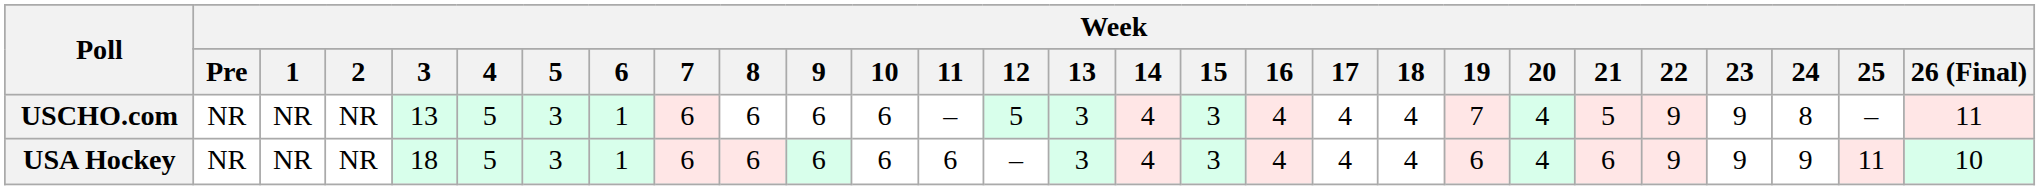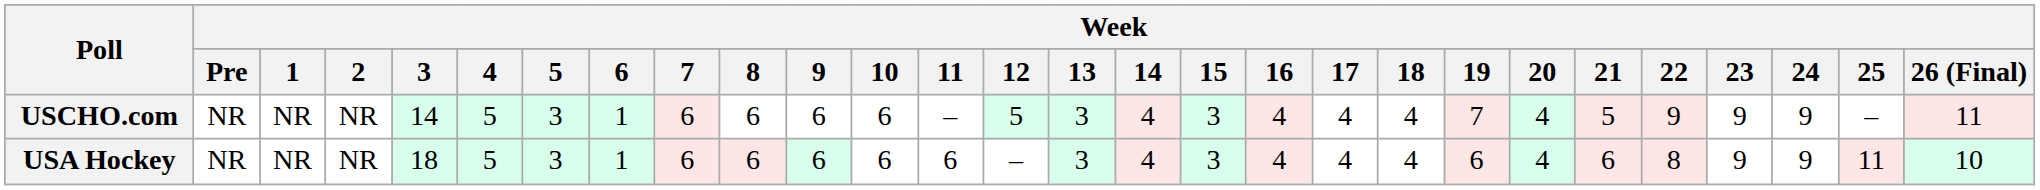(424, 116) 13 -> (424, 116) 14
(1805, 116) 8 -> (1805, 116) 9
(1674, 160) 9 -> (1674, 160) 8
